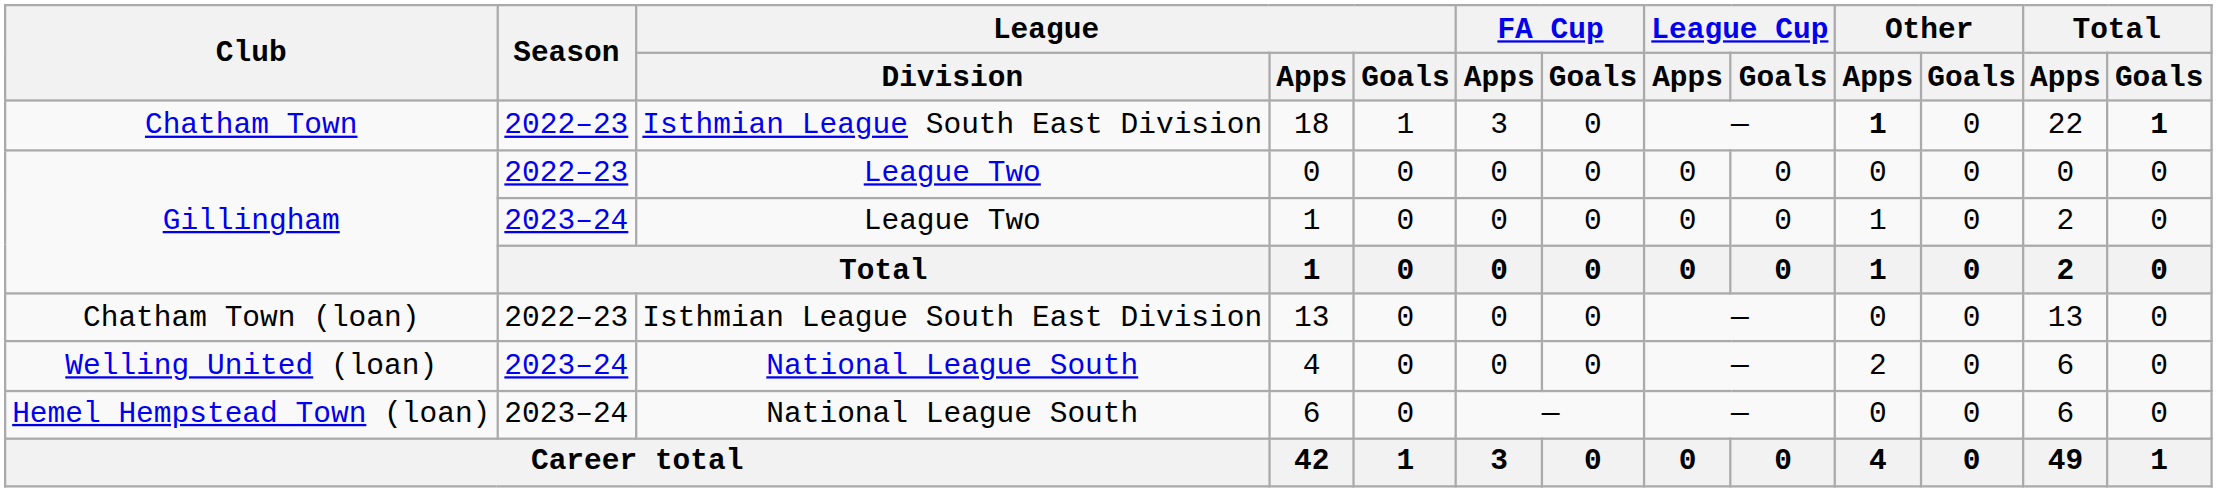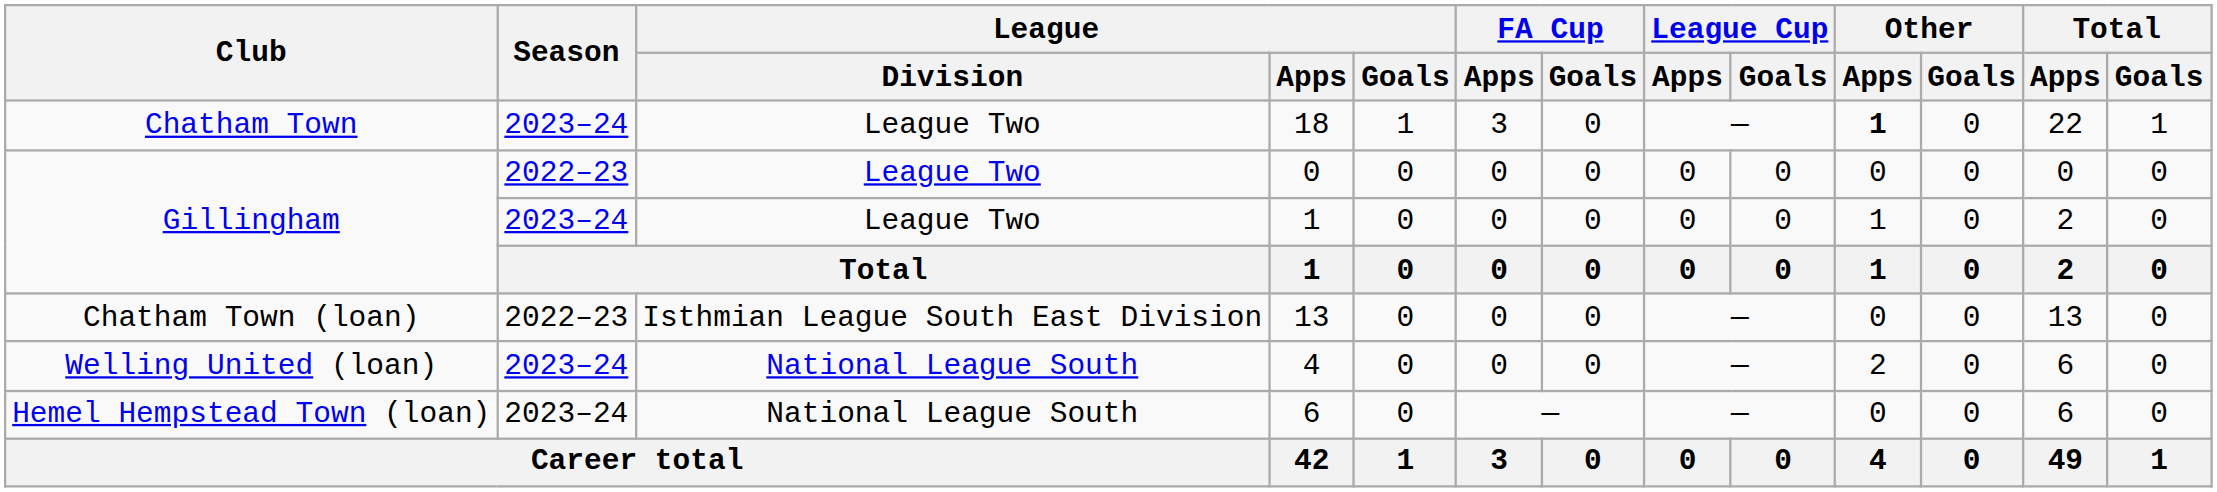(566, 125) 2022–23 -> (566, 125) 2023–24
(952, 125) Isthmian League South East Division -> (952, 125) League Two
(2159, 125) bold -> (2159, 125) normal
